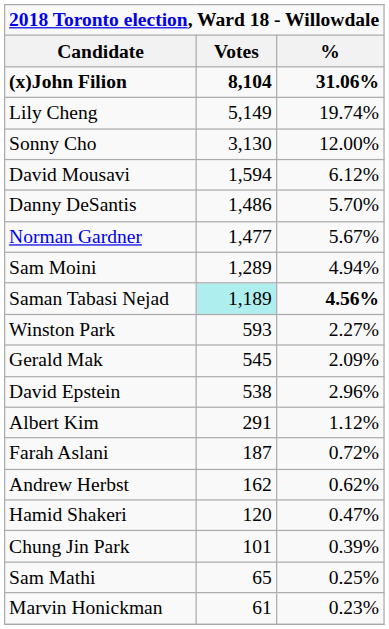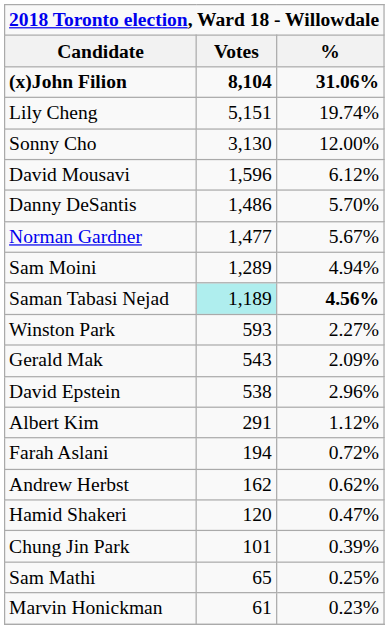(250, 112) 5,149 -> (250, 112) 5,151
(250, 174) 1,594 -> (250, 174) 1,596
(257, 360) 545 -> (257, 360) 543
(257, 453) 187 -> (257, 453) 194
